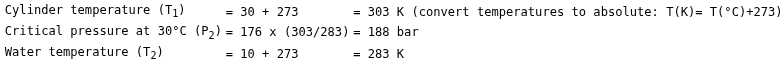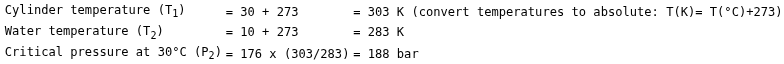rows swapped: (84, 53) <-> (113, 32)
